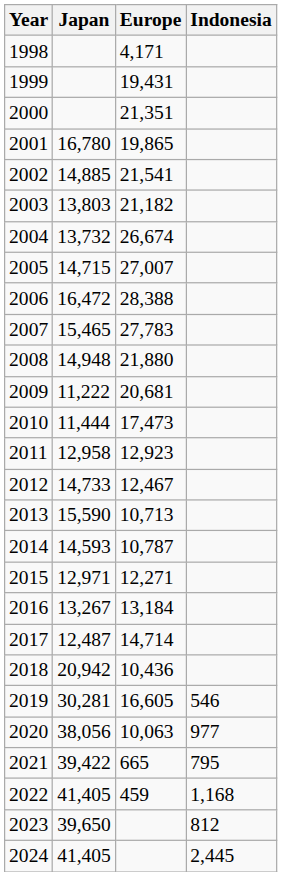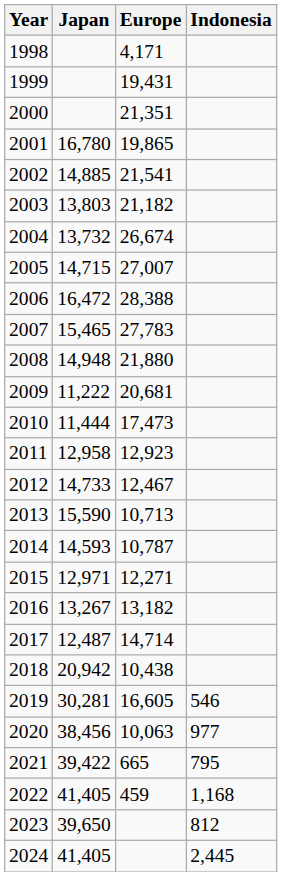(147, 608) 13,184 -> (147, 608) 13,182
(147, 670) 10,436 -> (147, 670) 10,438
(84, 732) 38,056 -> (84, 732) 38,456
